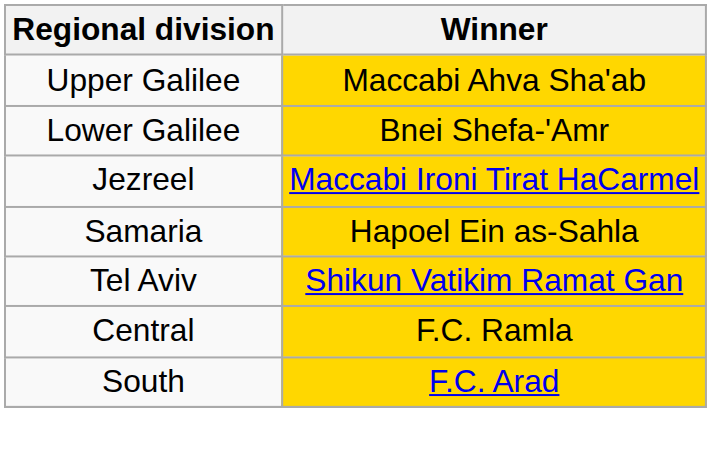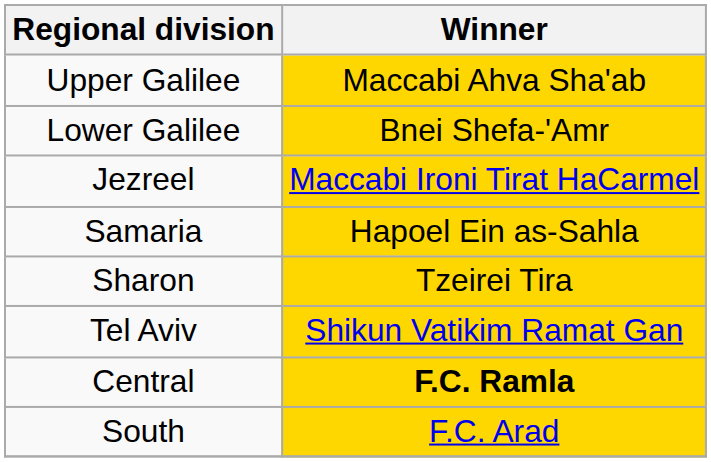+ row: (143, 280)
(494, 331) normal -> (494, 381) bold
